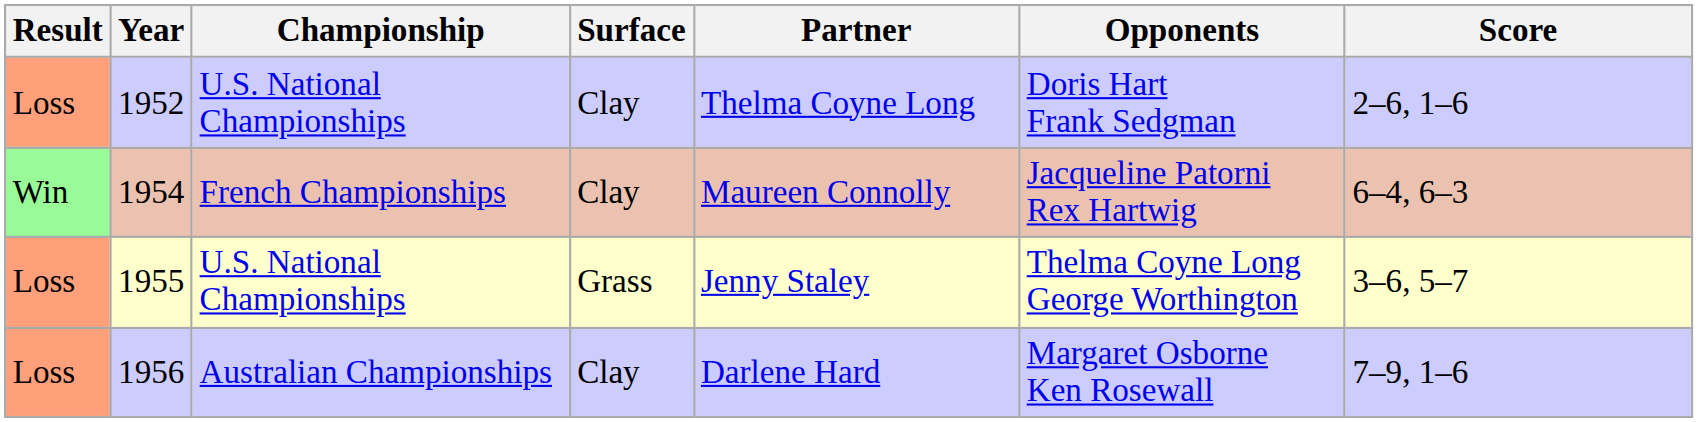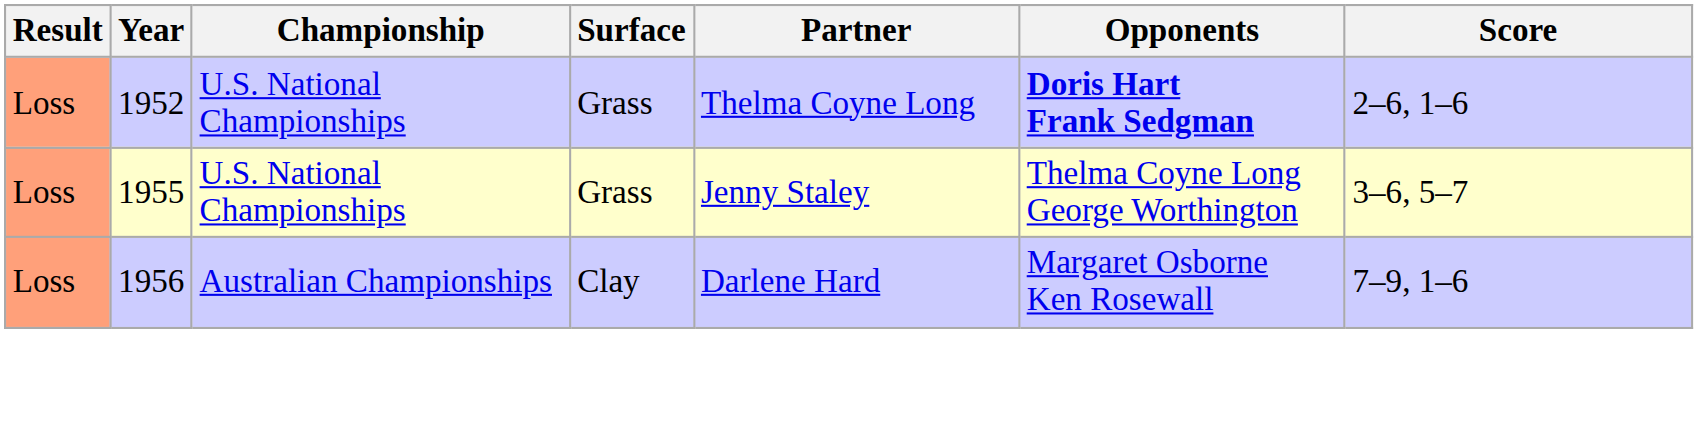(608, 101) Clay -> (615, 101) Grass
(1131, 101) normal -> (1140, 101) bold
- row: (151, 191)
